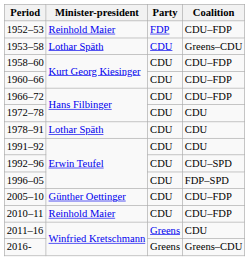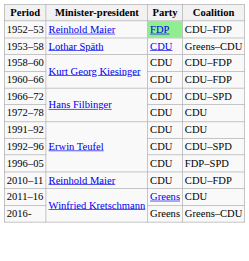(160, 29) no background -> (160, 29) lightgreen background
(208, 96) CDU–FDP -> (208, 96) CDU–SPD
- row: (25, 130)
- row: (25, 197)
